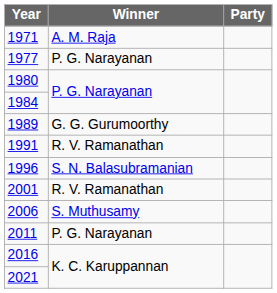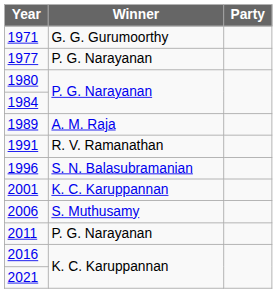(84, 37) A. M. Raja -> (110, 37) G. G. Gurumoorthy
(110, 124) G. G. Gurumoorthy -> (84, 124) A. M. Raja
(107, 189) R. V. Ramanathan -> (110, 189) K. C. Karuppannan
